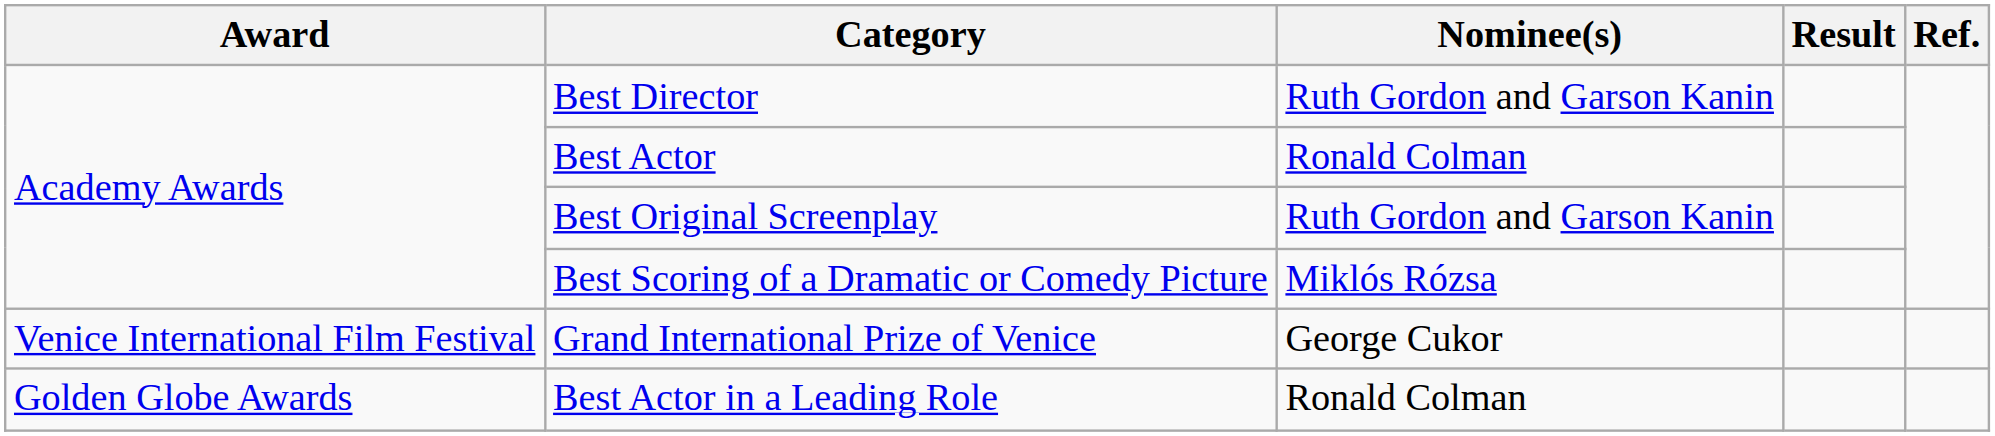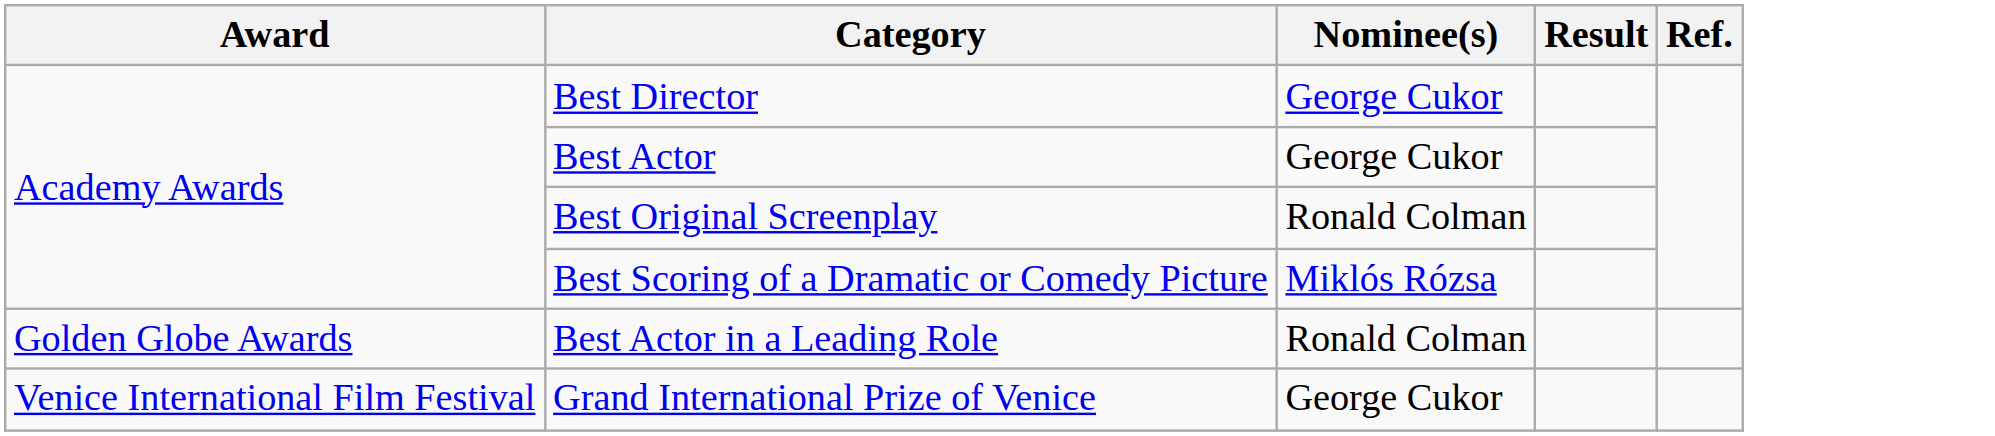(1530, 95) Ruth Gordon and Garson Kanin -> (1394, 95) George Cukor
(1406, 156) Ronald Colman -> (1394, 156) George Cukor
(1530, 216) Ruth Gordon and Garson Kanin -> (1406, 216) Ronald Colman
rows swapped: (776, 398) <-> (825, 338)
